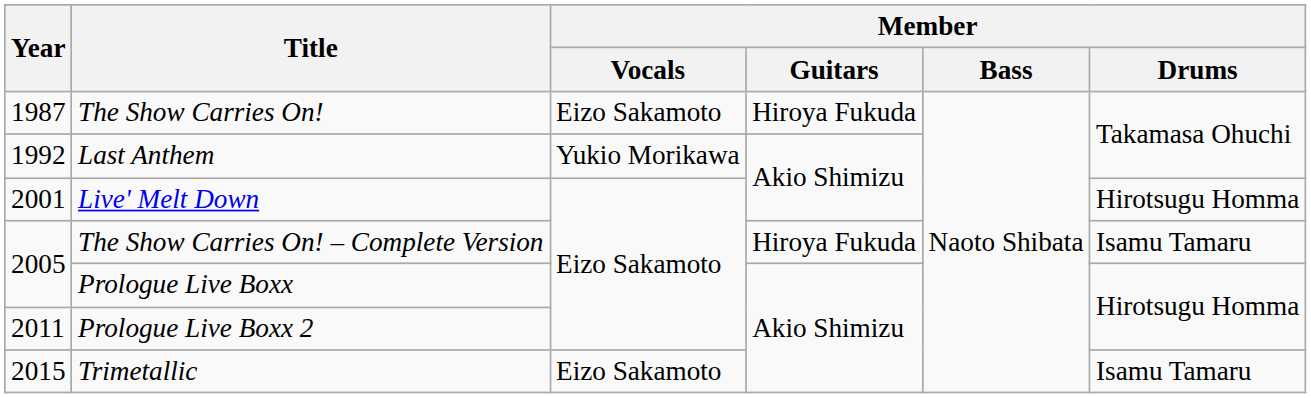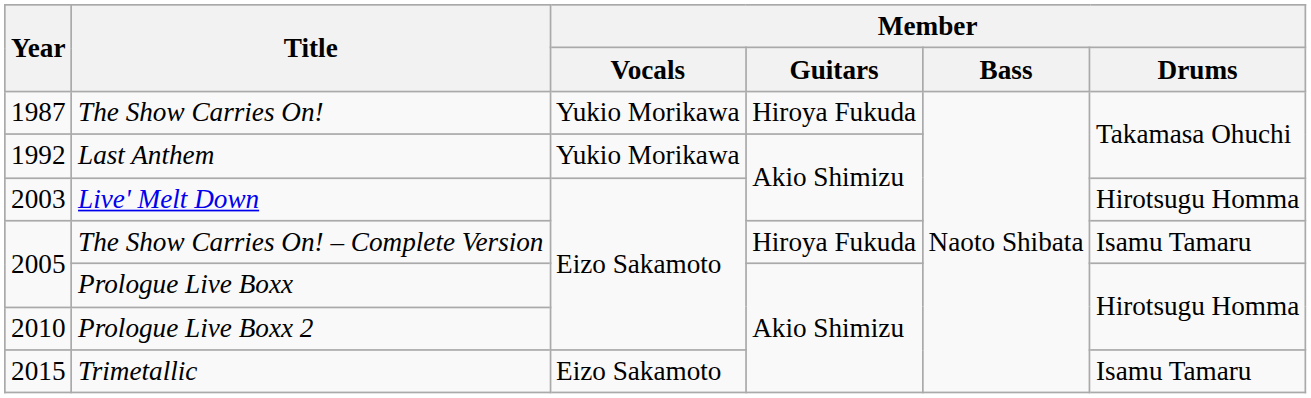(639, 112) Eizo Sakamoto -> (648, 112) Yukio Morikawa
(38, 198) 2001 -> (38, 198) 2003
(38, 328) 2011 -> (38, 328) 2010
